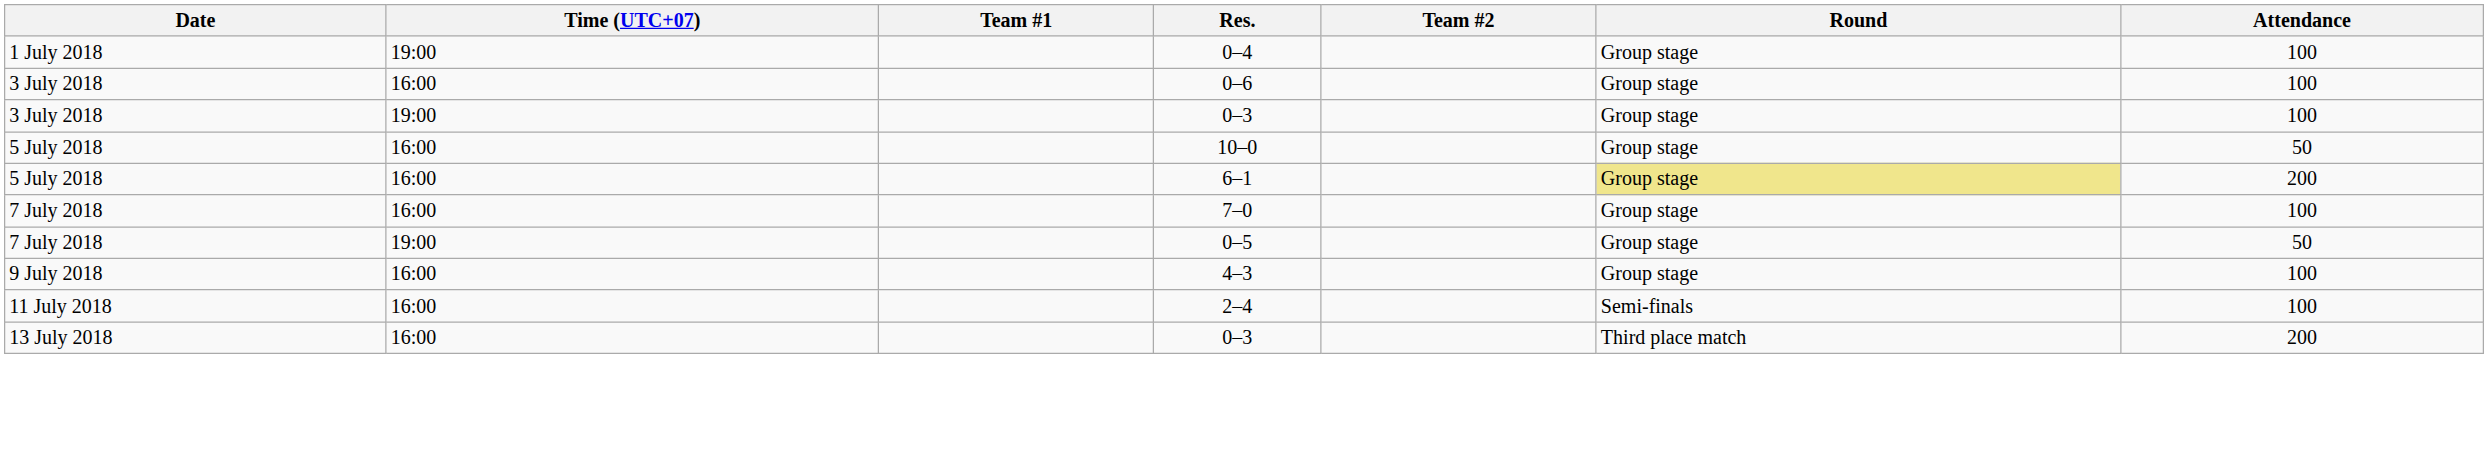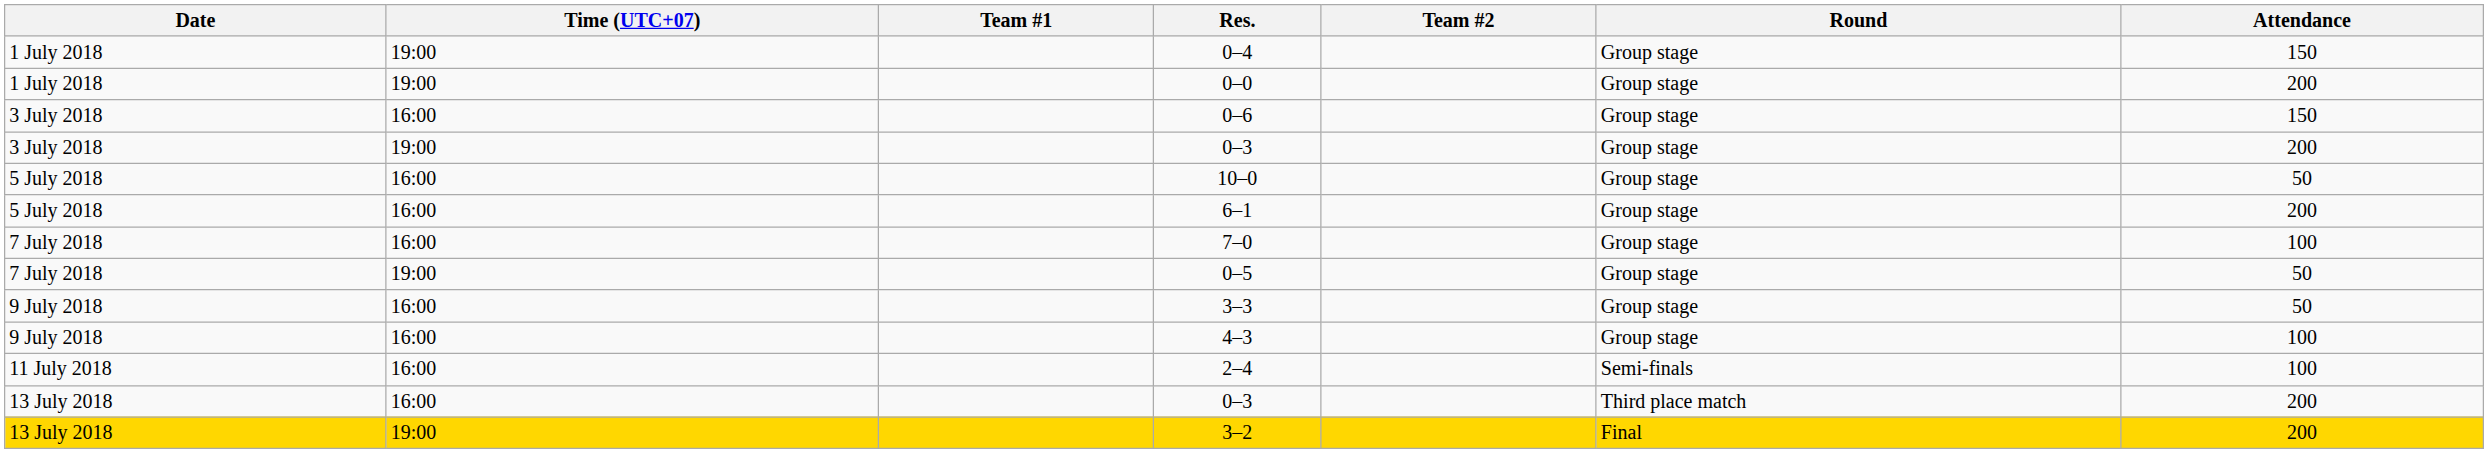(2302, 52) 100 -> (2302, 52) 150
+ row: (56, 83)
(2302, 83) 100 -> (2302, 115) 150
(2302, 115) 100 -> (2302, 147) 200
(1649, 178) khaki background -> (1649, 210) no background
+ row: (56, 305)
+ row: (61, 432)
